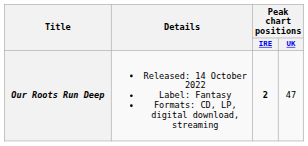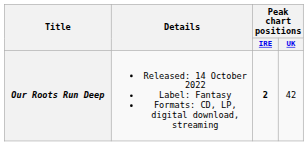(291, 96) 47 -> (291, 96) 42
